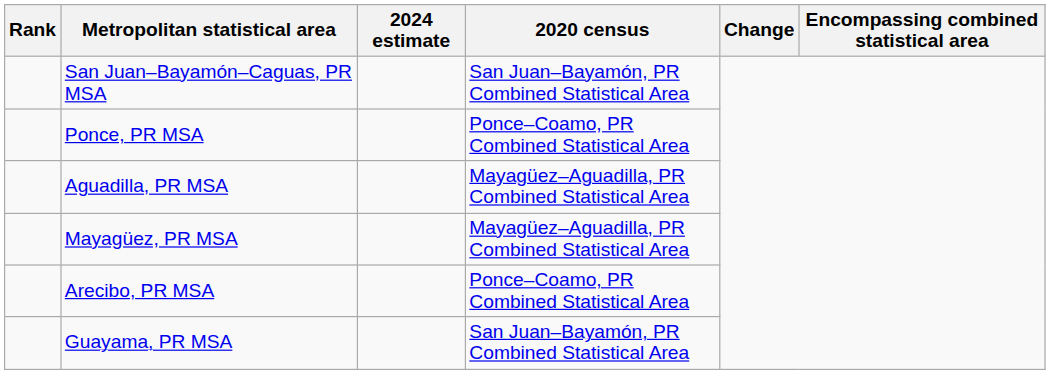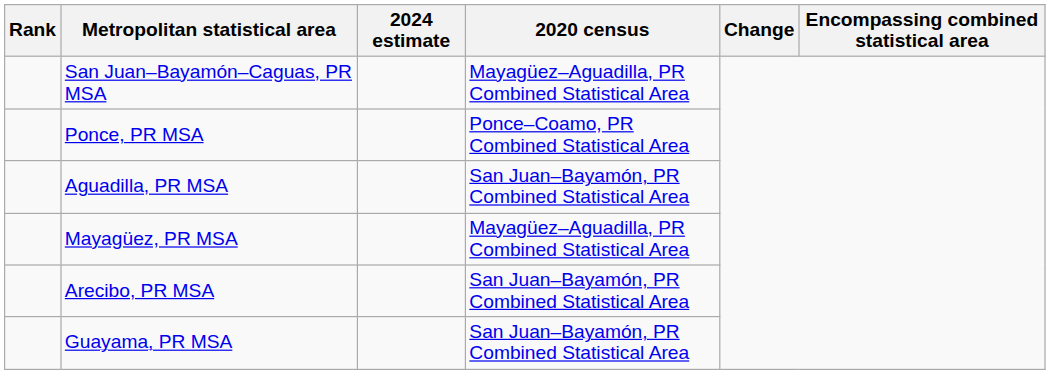(579, 82) San Juan–Bayamón, PR Combined Statistical Area -> (579, 82) Mayagüez–Aguadilla, PR Combined Statistical Area
(579, 186) Mayagüez–Aguadilla, PR Combined Statistical Area -> (579, 186) San Juan–Bayamón, PR Combined Statistical Area
(579, 290) Ponce–Coamo, PR Combined Statistical Area -> (579, 290) San Juan–Bayamón, PR Combined Statistical Area
